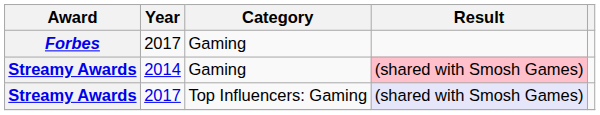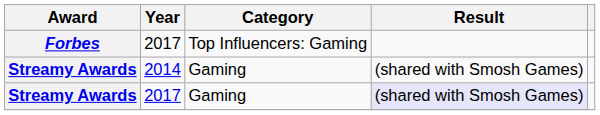(217, 43) Gaming -> (278, 43) Top Influencers: Gaming
(479, 69) pink background -> (479, 69) no background
(278, 95) Top Influencers: Gaming -> (217, 95) Gaming
